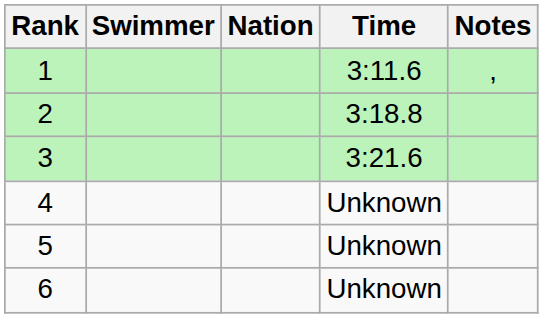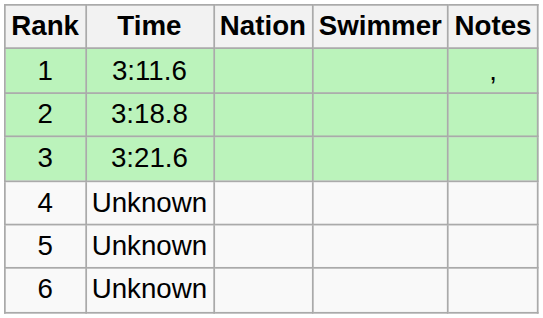columns swapped: (153, 26) <-> (384, 26)
